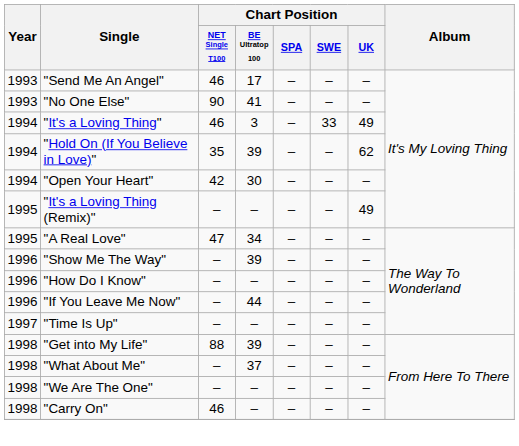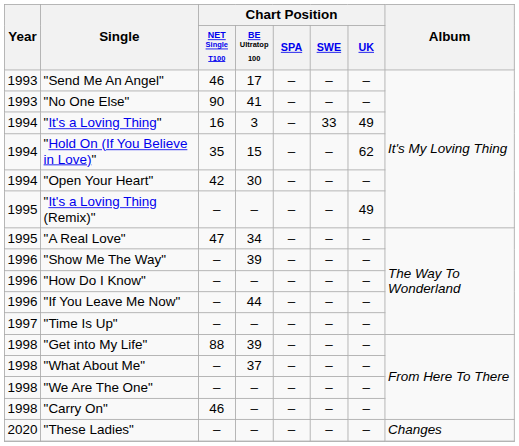(217, 122) 46 -> (217, 122) 16
(254, 151) 39 -> (254, 151) 15
+ row: (89, 430)
